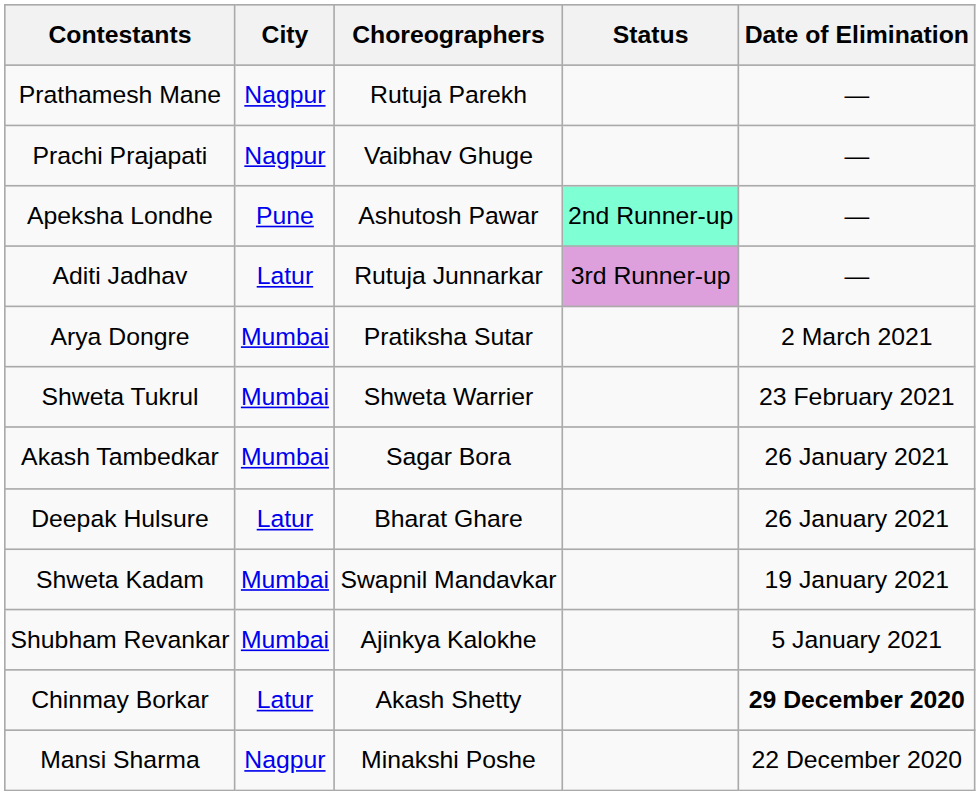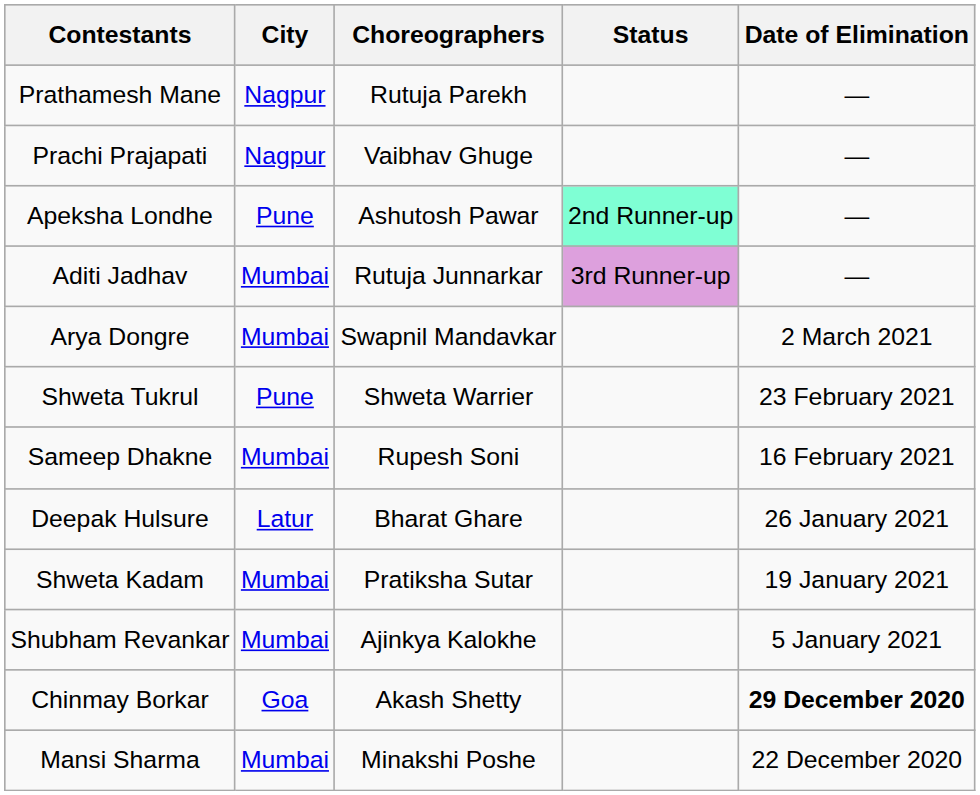(285, 276) Latur -> (285, 276) Mumbai
(448, 336) Pratiksha Sutar -> (448, 336) Swapnil Mandavkar
(285, 397) Mumbai -> (285, 397) Pune
+ row: (120, 457)
- row: (120, 457)
(448, 578) Swapnil Mandavkar -> (448, 578) Pratiksha Sutar
(285, 699) Latur -> (285, 699) Goa
(285, 759) Nagpur -> (285, 759) Mumbai
